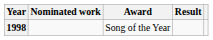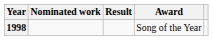columns swapped: (138, 12) <-> (188, 12)
